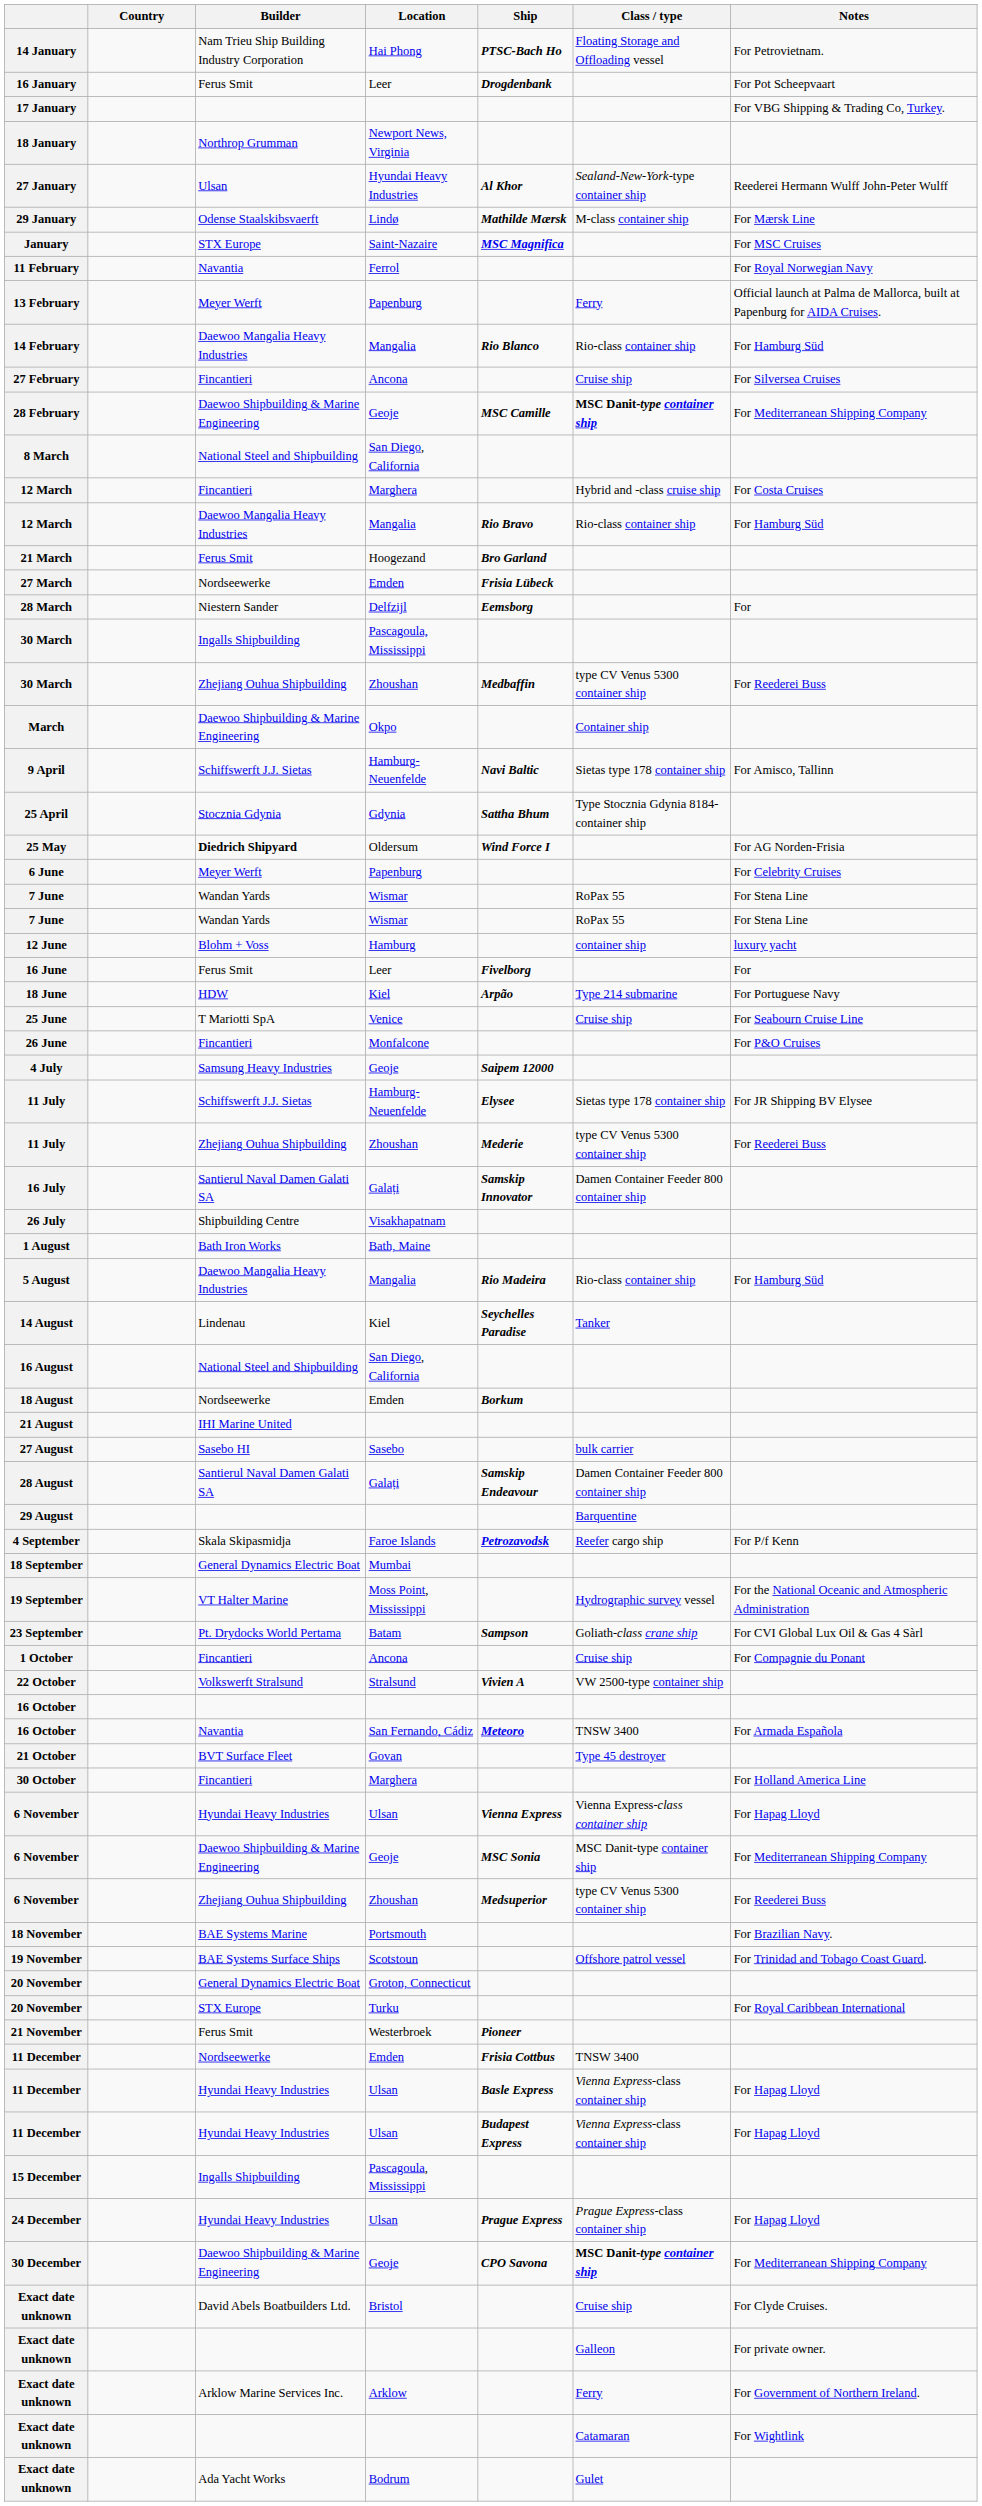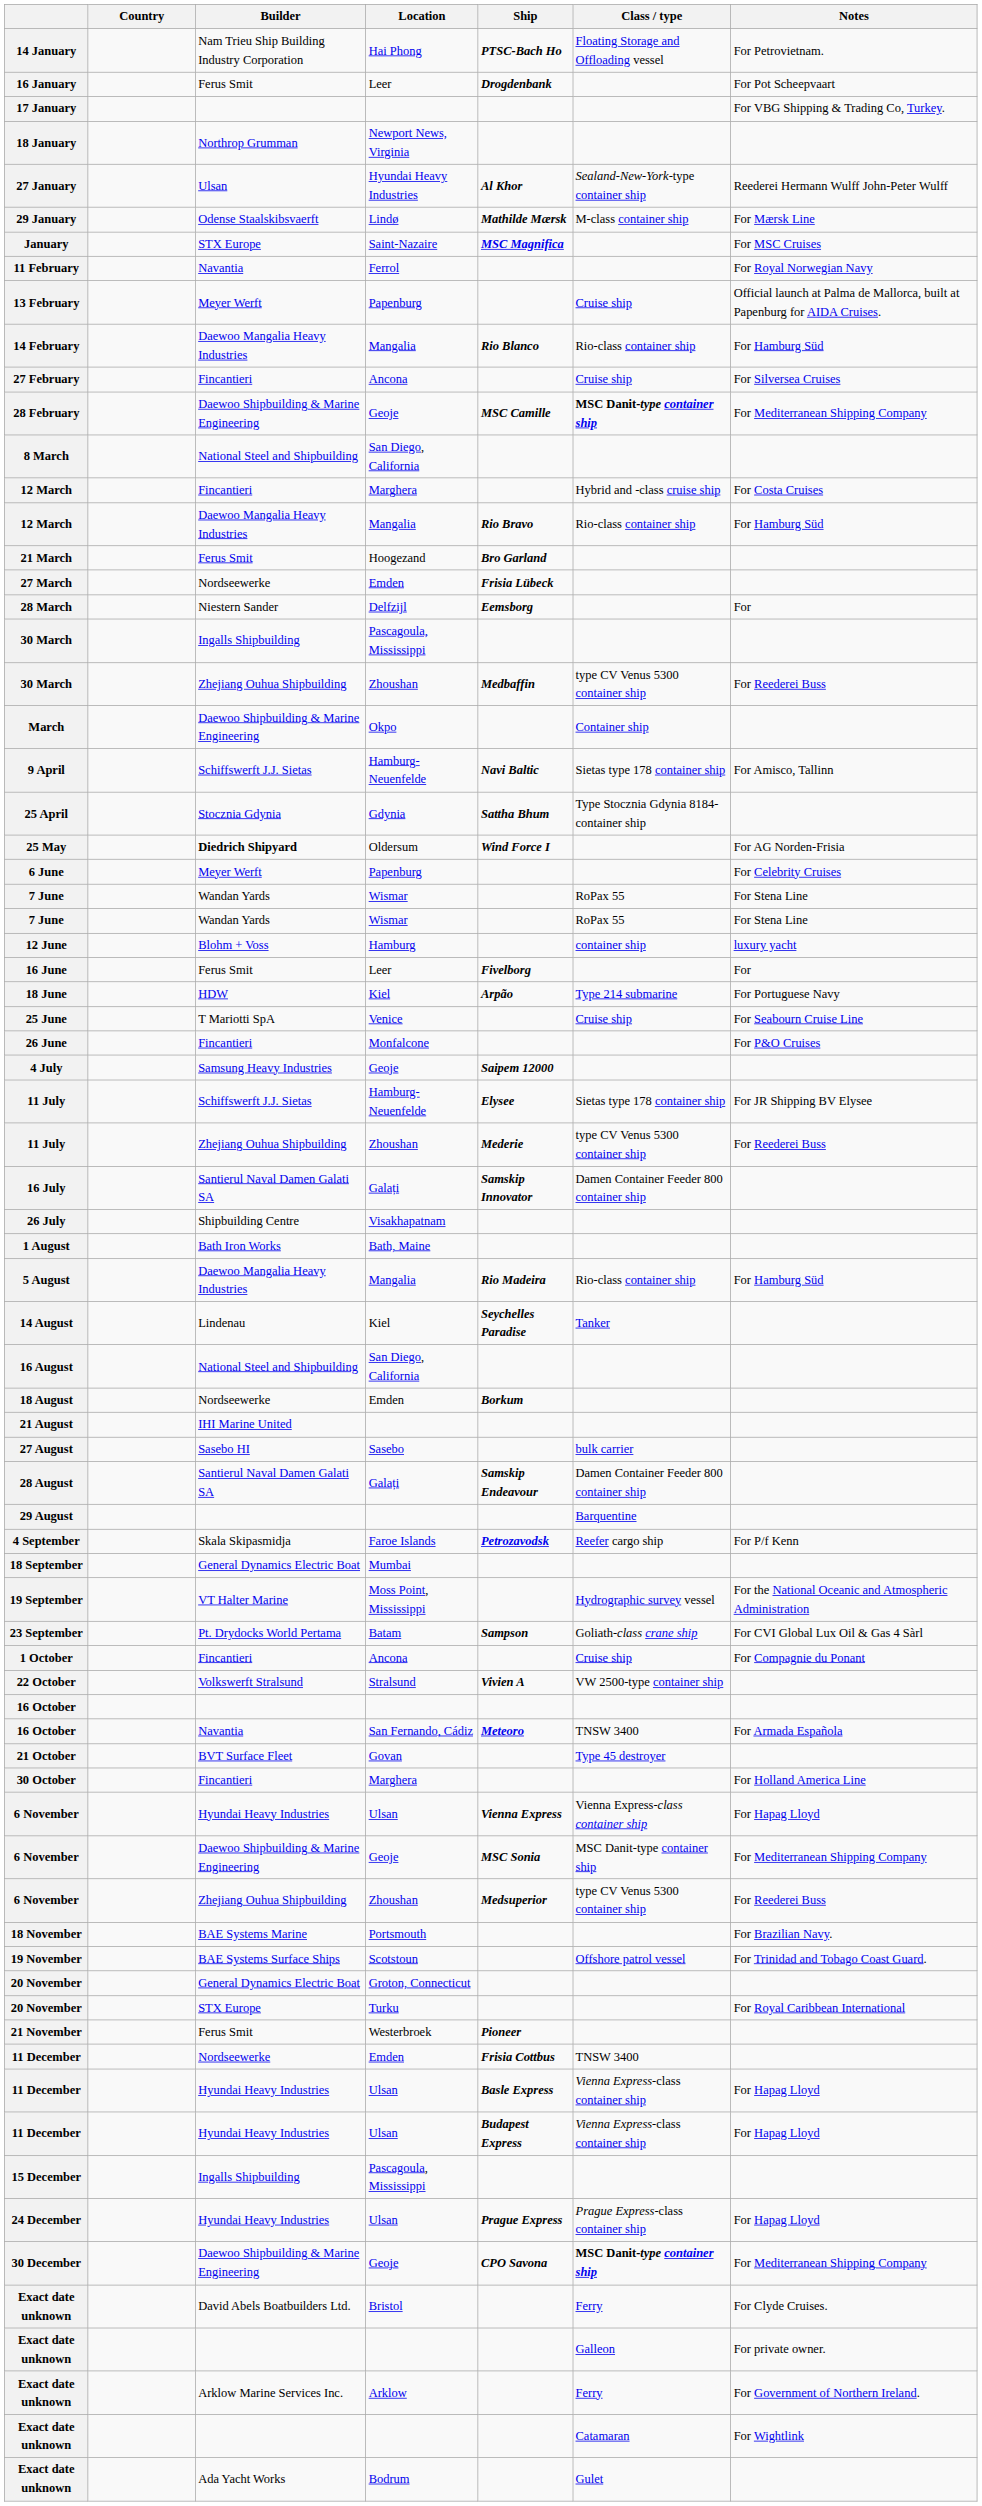(589, 302) Ferry -> (604, 302) Cruise ship
(604, 2306) Cruise ship -> (589, 2306) Ferry
